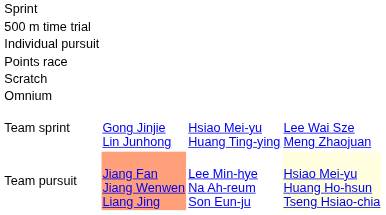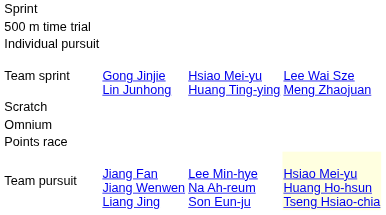rows swapped: (36, 61) <-> (37, 128)
(144, 188) lightsalmon background -> (144, 188) no background
